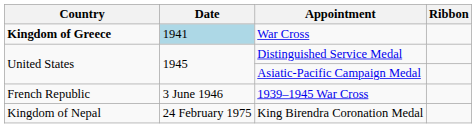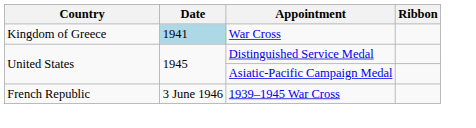(59, 34) bold -> (57, 34) normal
- row: (340, 113)
